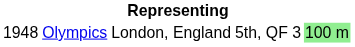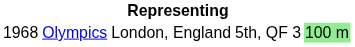(21, 32) 1948 -> (21, 32) 1968
